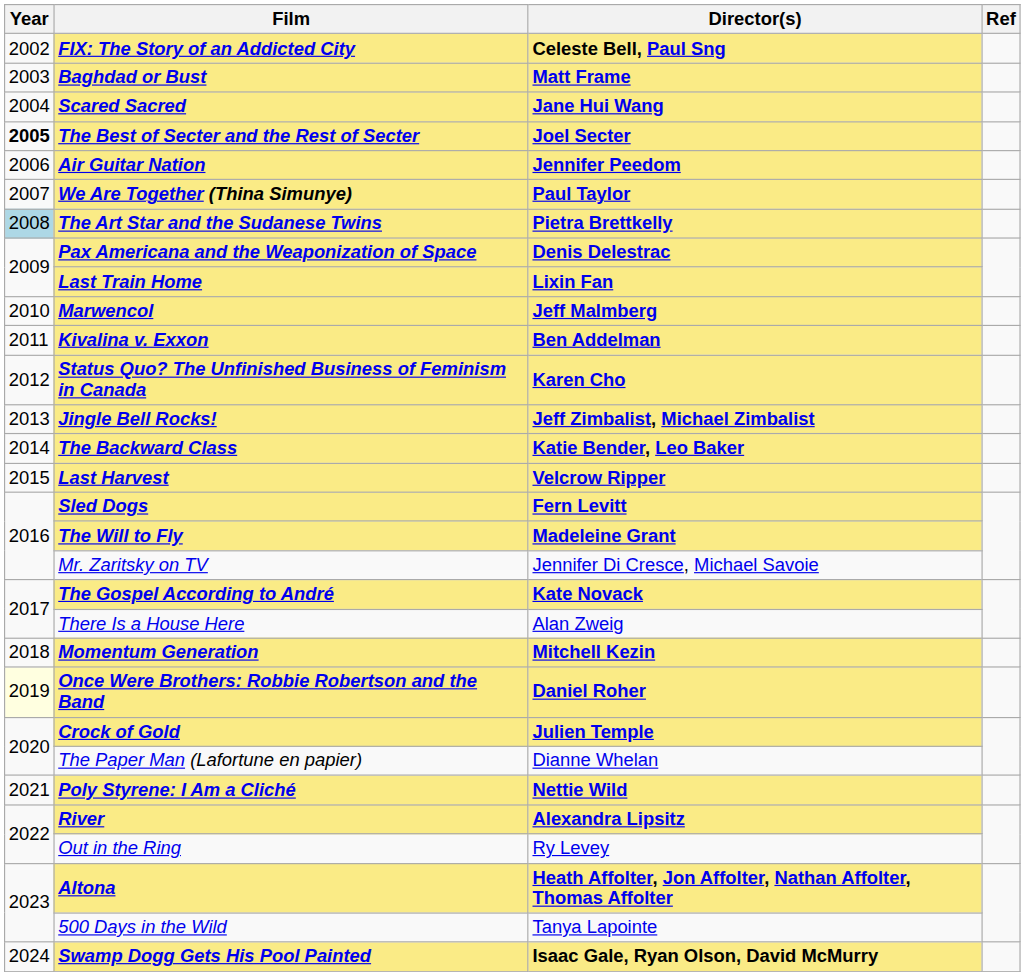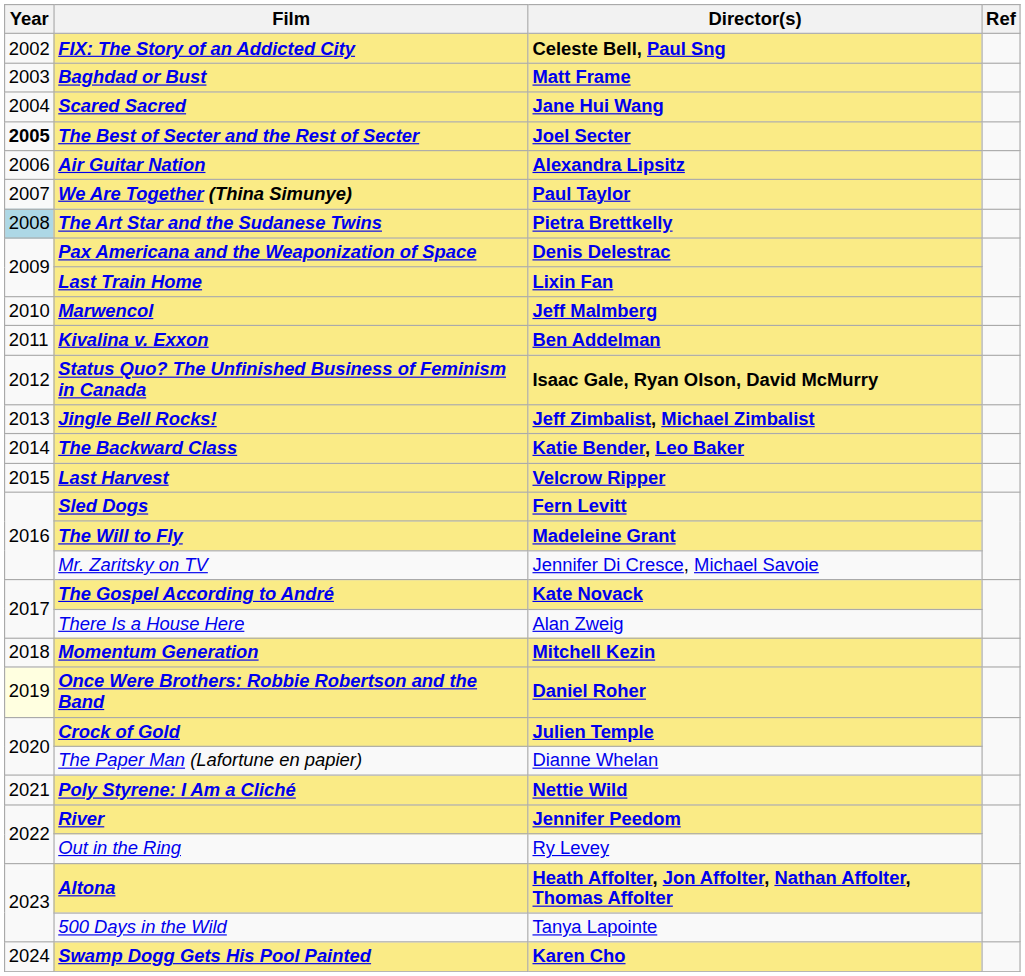(607, 164) Jennifer Peedom -> (609, 164) Alexandra Lipsitz
(579, 379) Karen Cho -> (705, 379) Isaac Gale, Ryan Olson, David McMurry
(609, 819) Alexandra Lipsitz -> (607, 819) Jennifer Peedom
(705, 956) Isaac Gale, Ryan Olson, David McMurry -> (579, 956) Karen Cho
